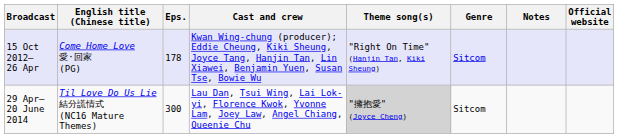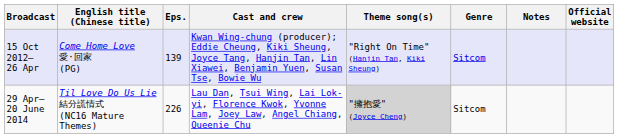(173, 57) 178 -> (173, 57) 139
(173, 109) 300 -> (173, 109) 226
